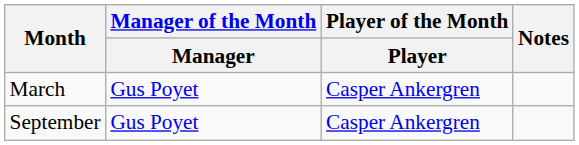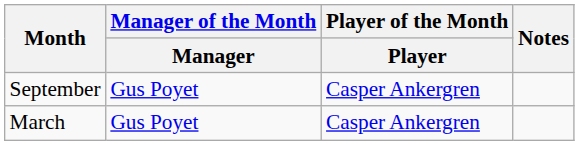rows swapped: (55, 122) <-> (37, 88)
